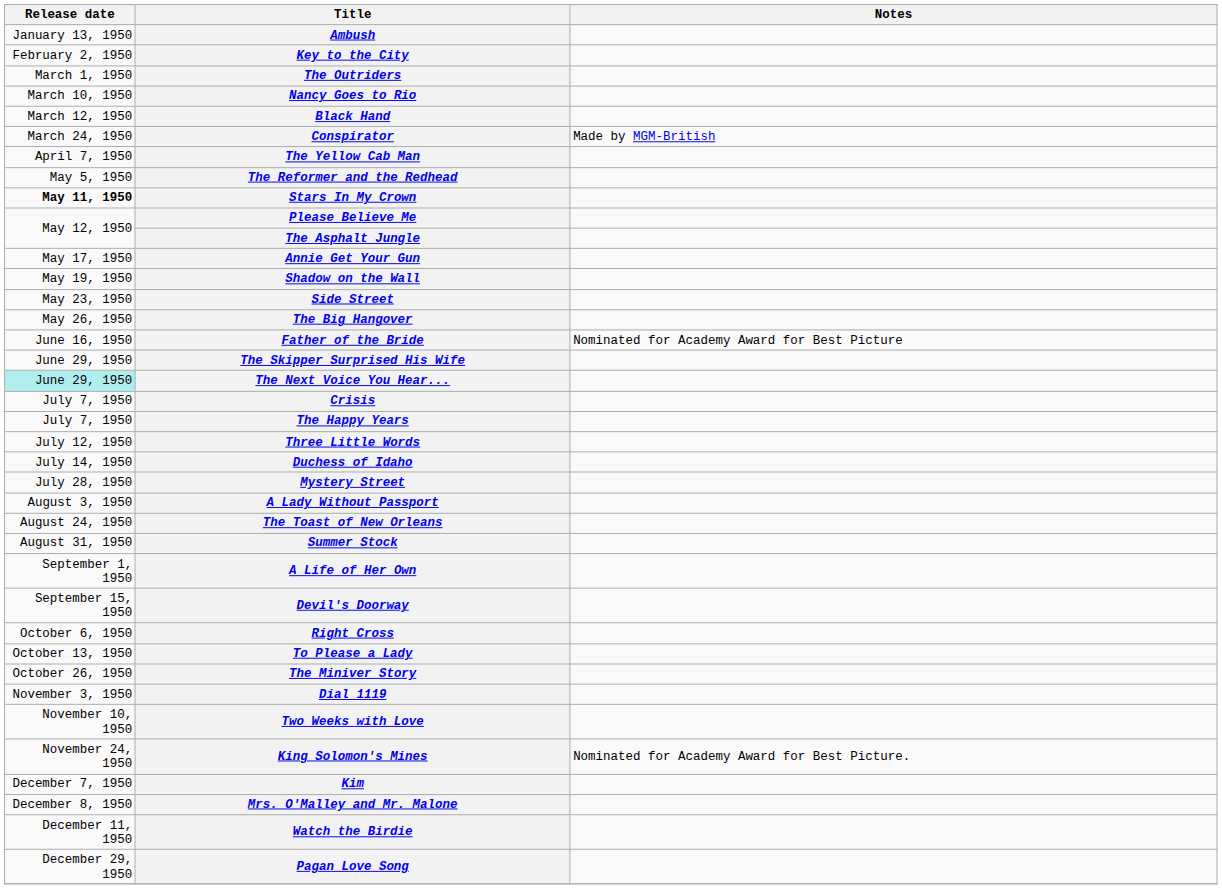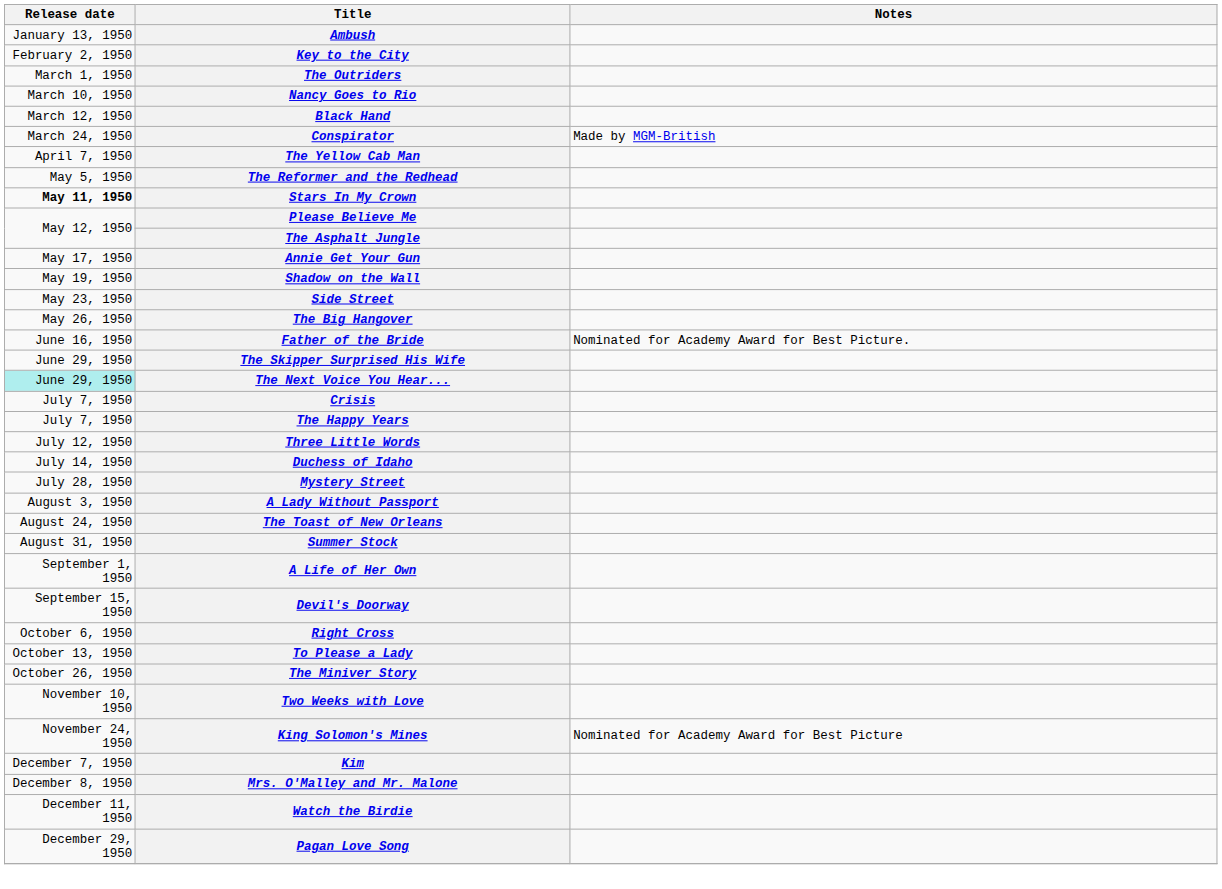(738, 340) Nominated for Academy Award for Best Picture -> (742, 340) Nominated for Academy Award for Best Picture.
- row: (353, 694)
(742, 757) Nominated for Academy Award for Best Picture. -> (738, 736) Nominated for Academy Award for Best Picture
